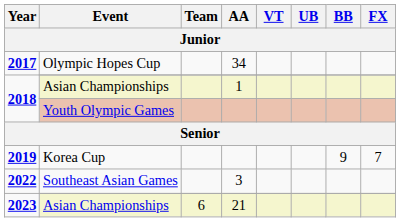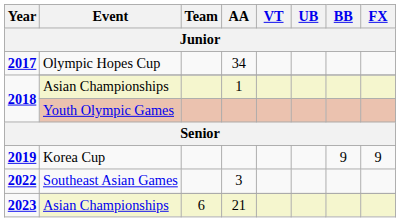(378, 157) 7 -> (378, 157) 9
